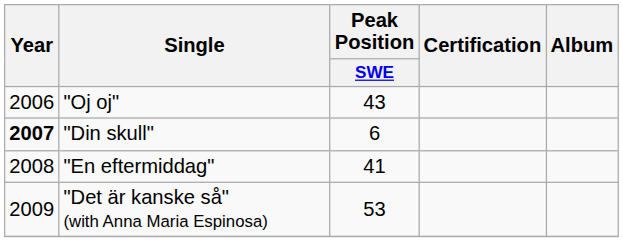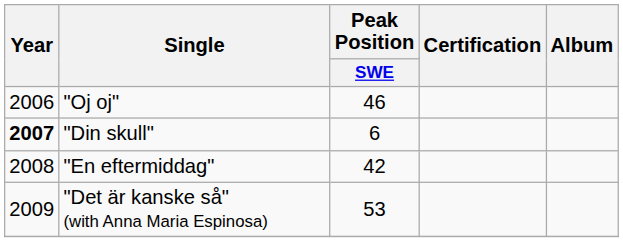(375, 102) 43 -> (375, 102) 46
(375, 166) 41 -> (375, 166) 42
